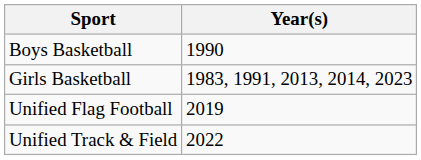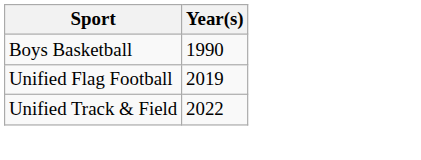- row: (70, 79)
